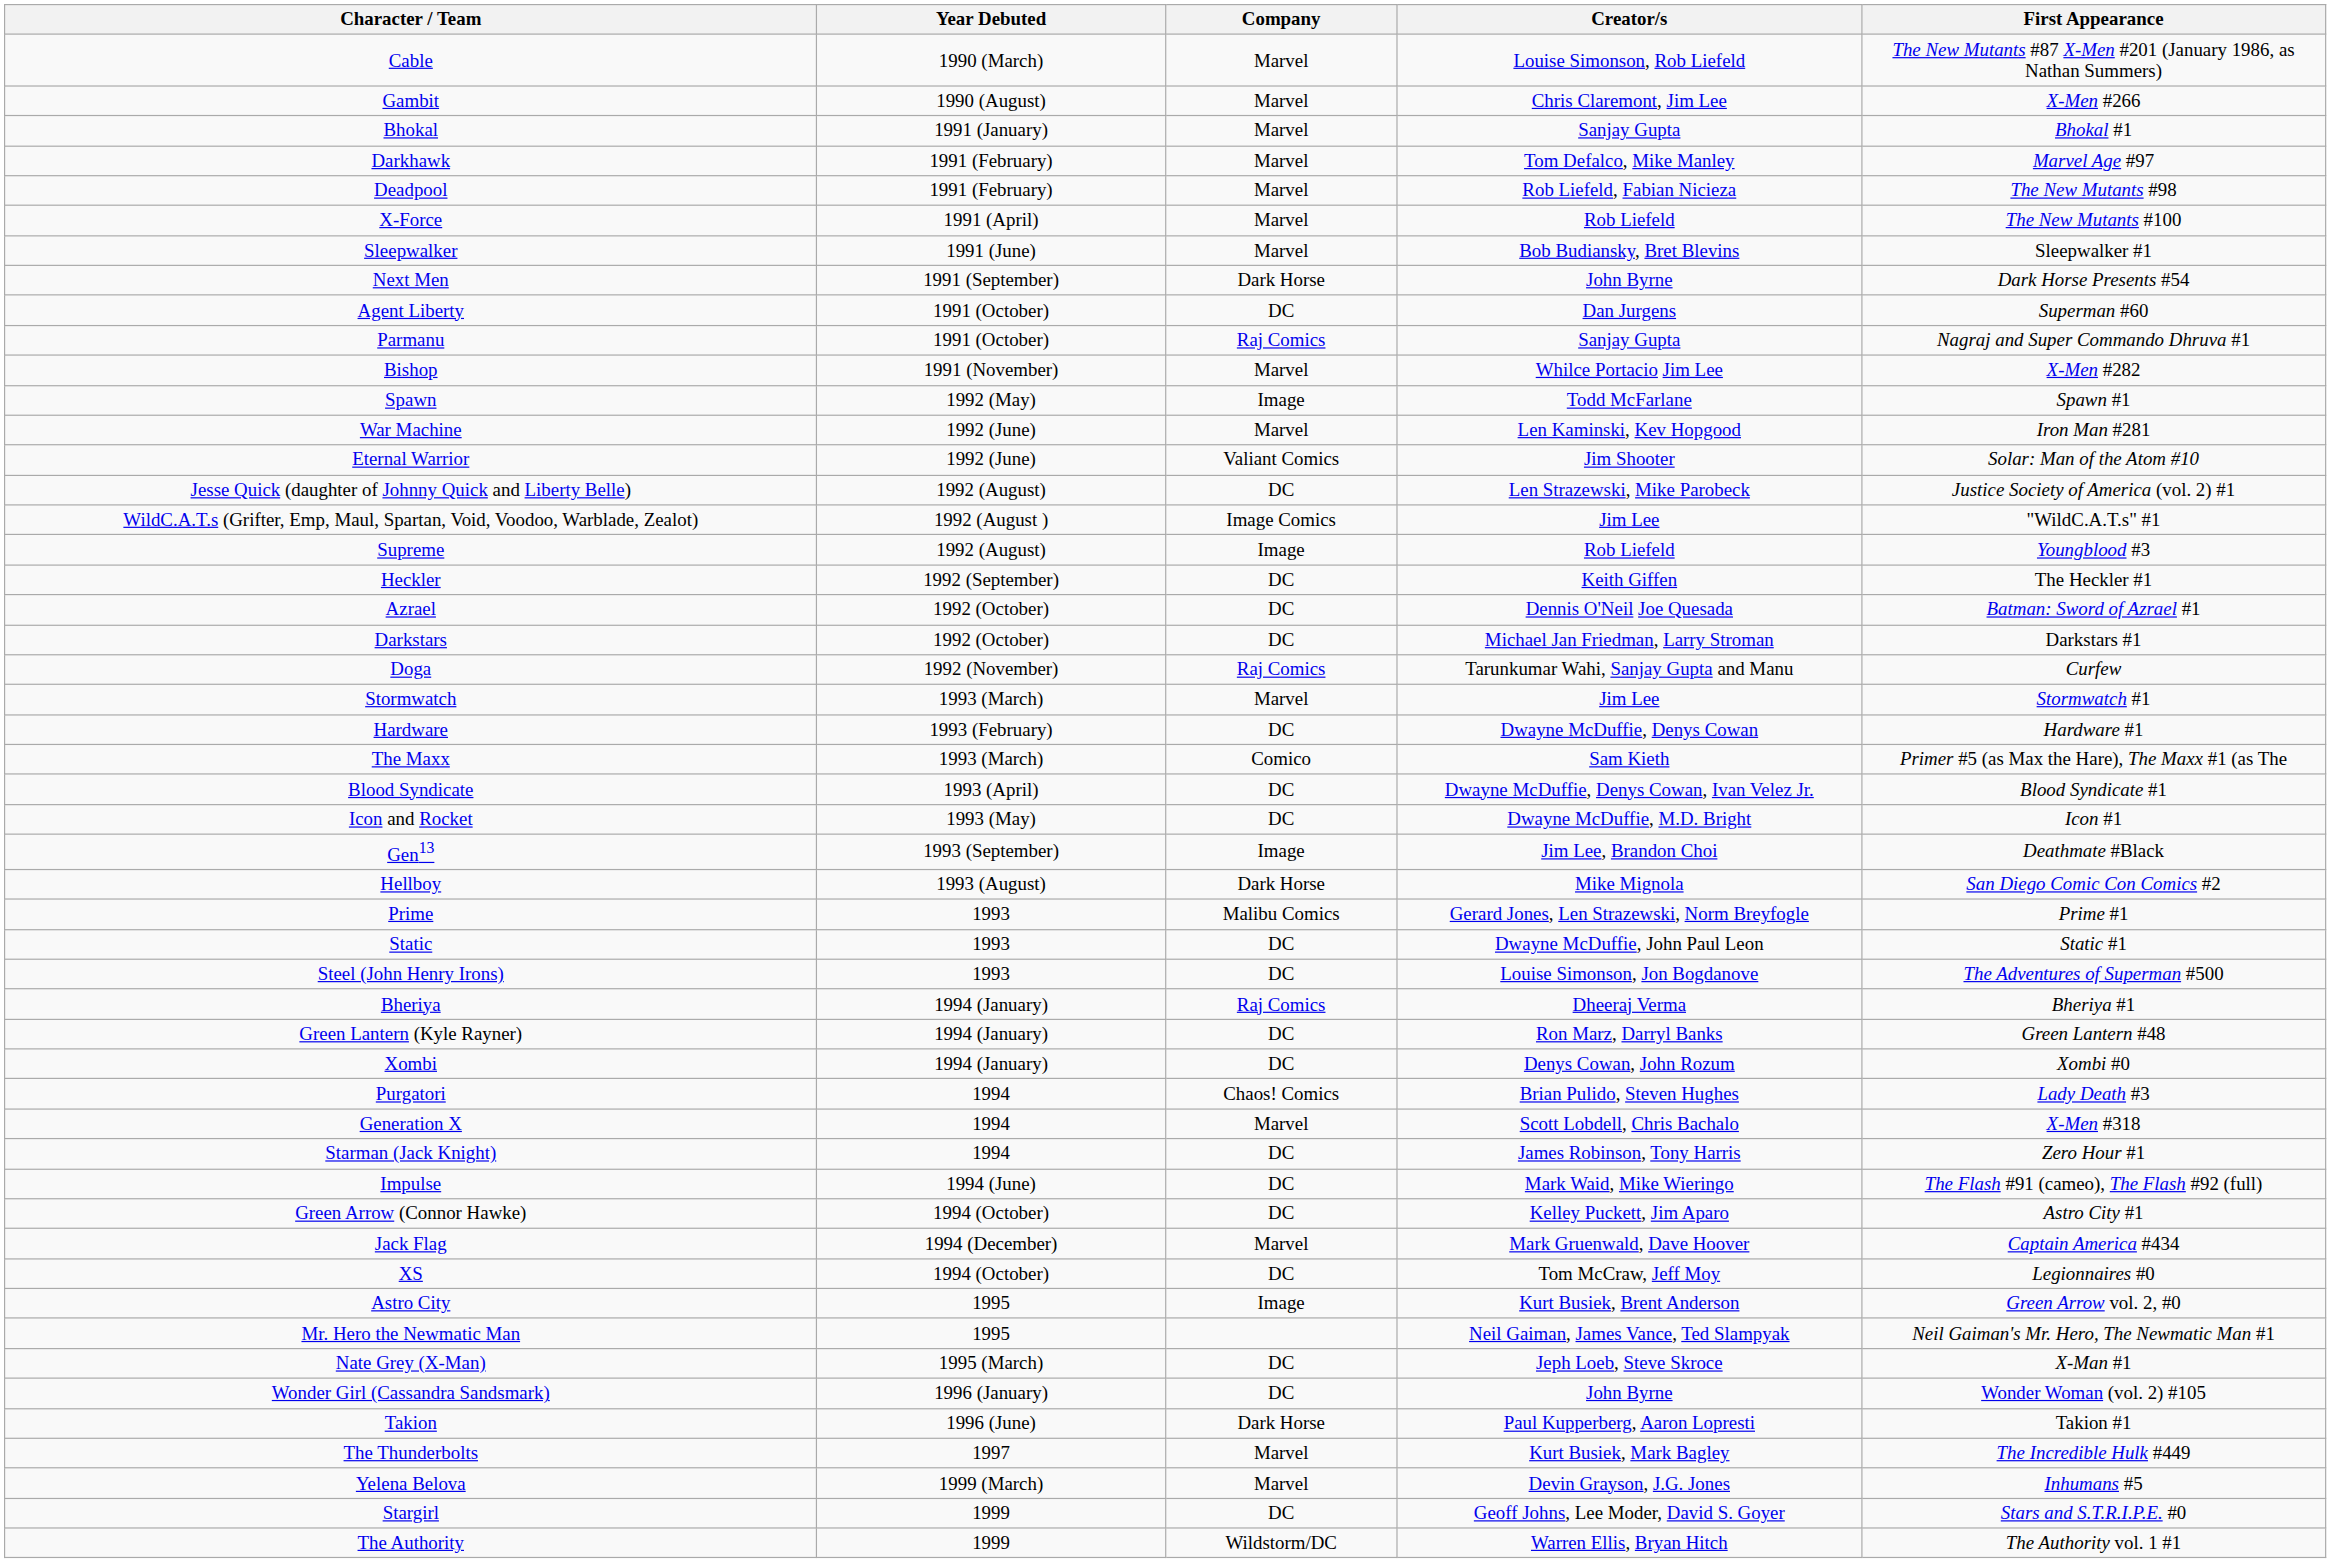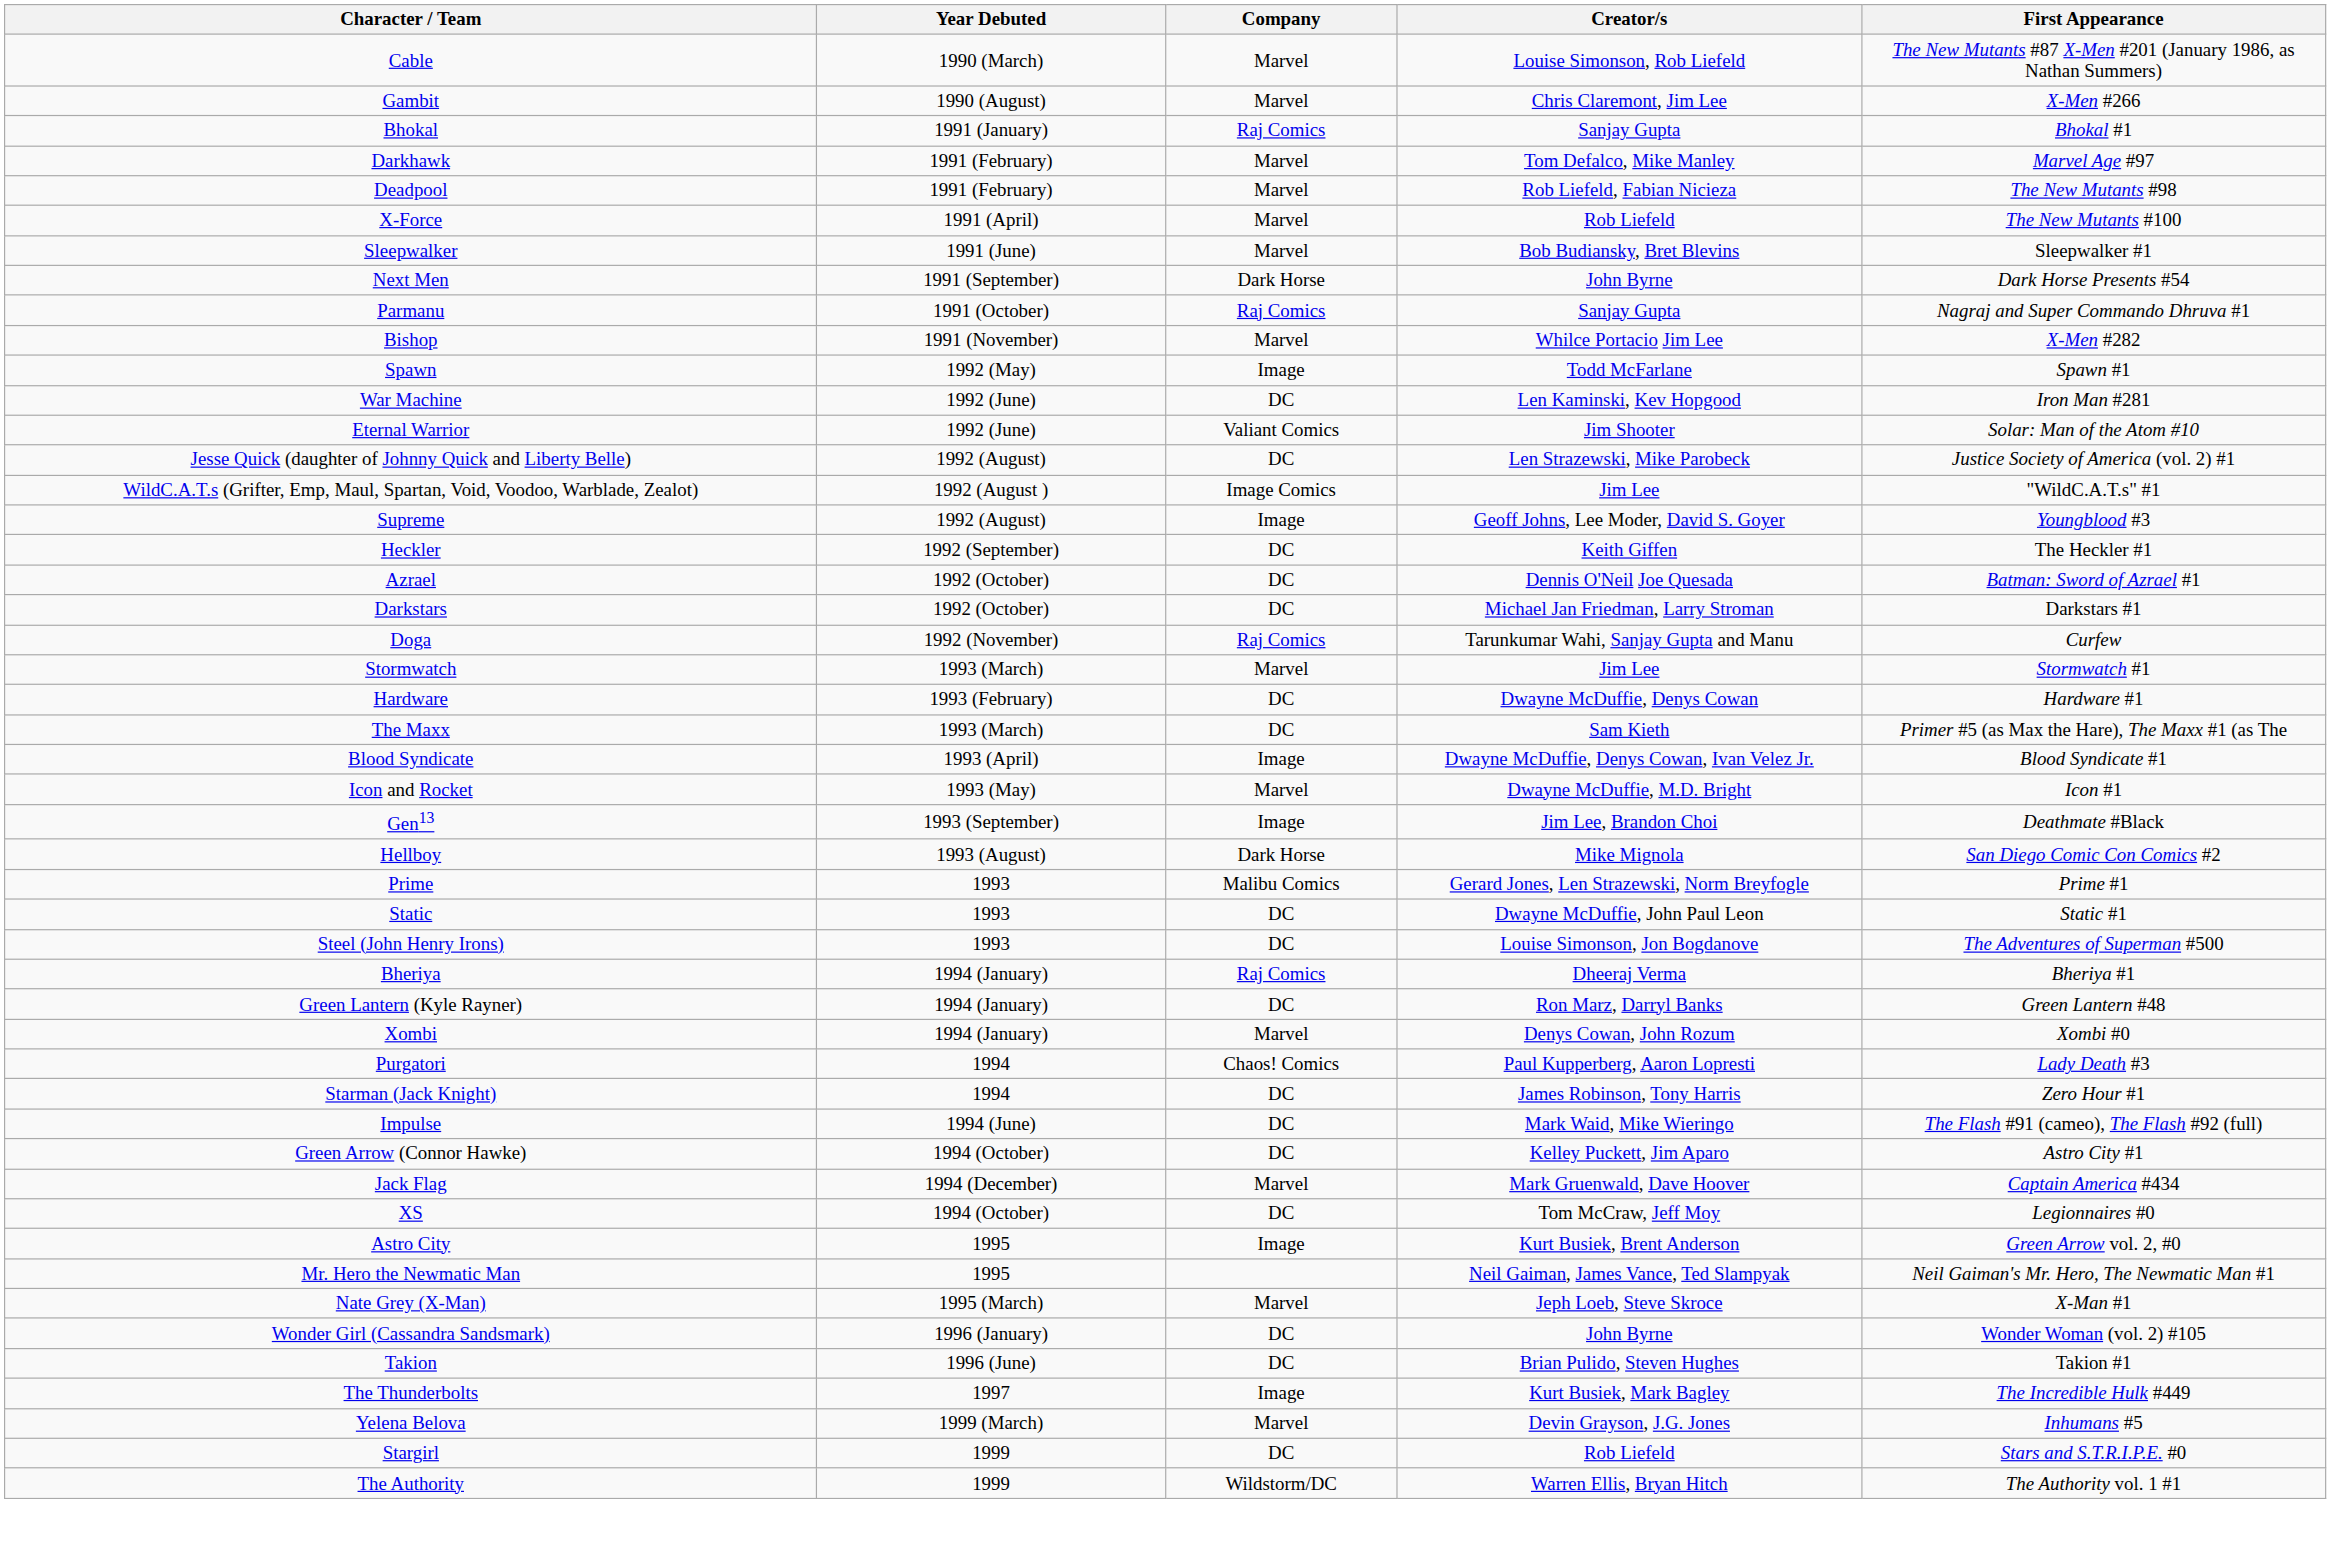(1281, 130) Marvel -> (1281, 130) Raj Comics
- row: (411, 310)
(1281, 429) Marvel -> (1281, 400) DC
(1629, 549) Rob Liefeld -> (1629, 519) Geoff Johns, Lee Moder, David S. Goyer
(1281, 759) Comico -> (1281, 729) DC
(1281, 789) DC -> (1281, 759) Image
(1281, 819) DC -> (1281, 789) Marvel
(1281, 1063) DC -> (1281, 1033) Marvel
(1629, 1093) Brian Pulido, Steven Hughes -> (1629, 1063) Paul Kupperberg, Aaron Lopresti
- row: (411, 1123)
(1281, 1363) DC -> (1281, 1303) Marvel
(1281, 1423) Dark Horse -> (1281, 1363) DC
(1629, 1423) Paul Kupperberg, Aaron Lopresti -> (1629, 1363) Brian Pulido, Steven Hughes
(1281, 1453) Marvel -> (1281, 1393) Image
(1629, 1513) Geoff Johns, Lee Moder, David S. Goyer -> (1629, 1453) Rob Liefeld
